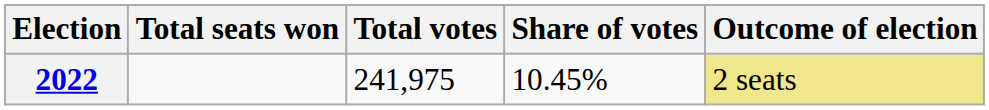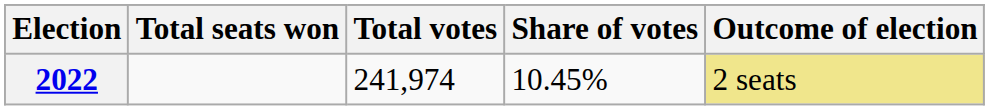(404, 78) 241,975 -> (404, 78) 241,974
